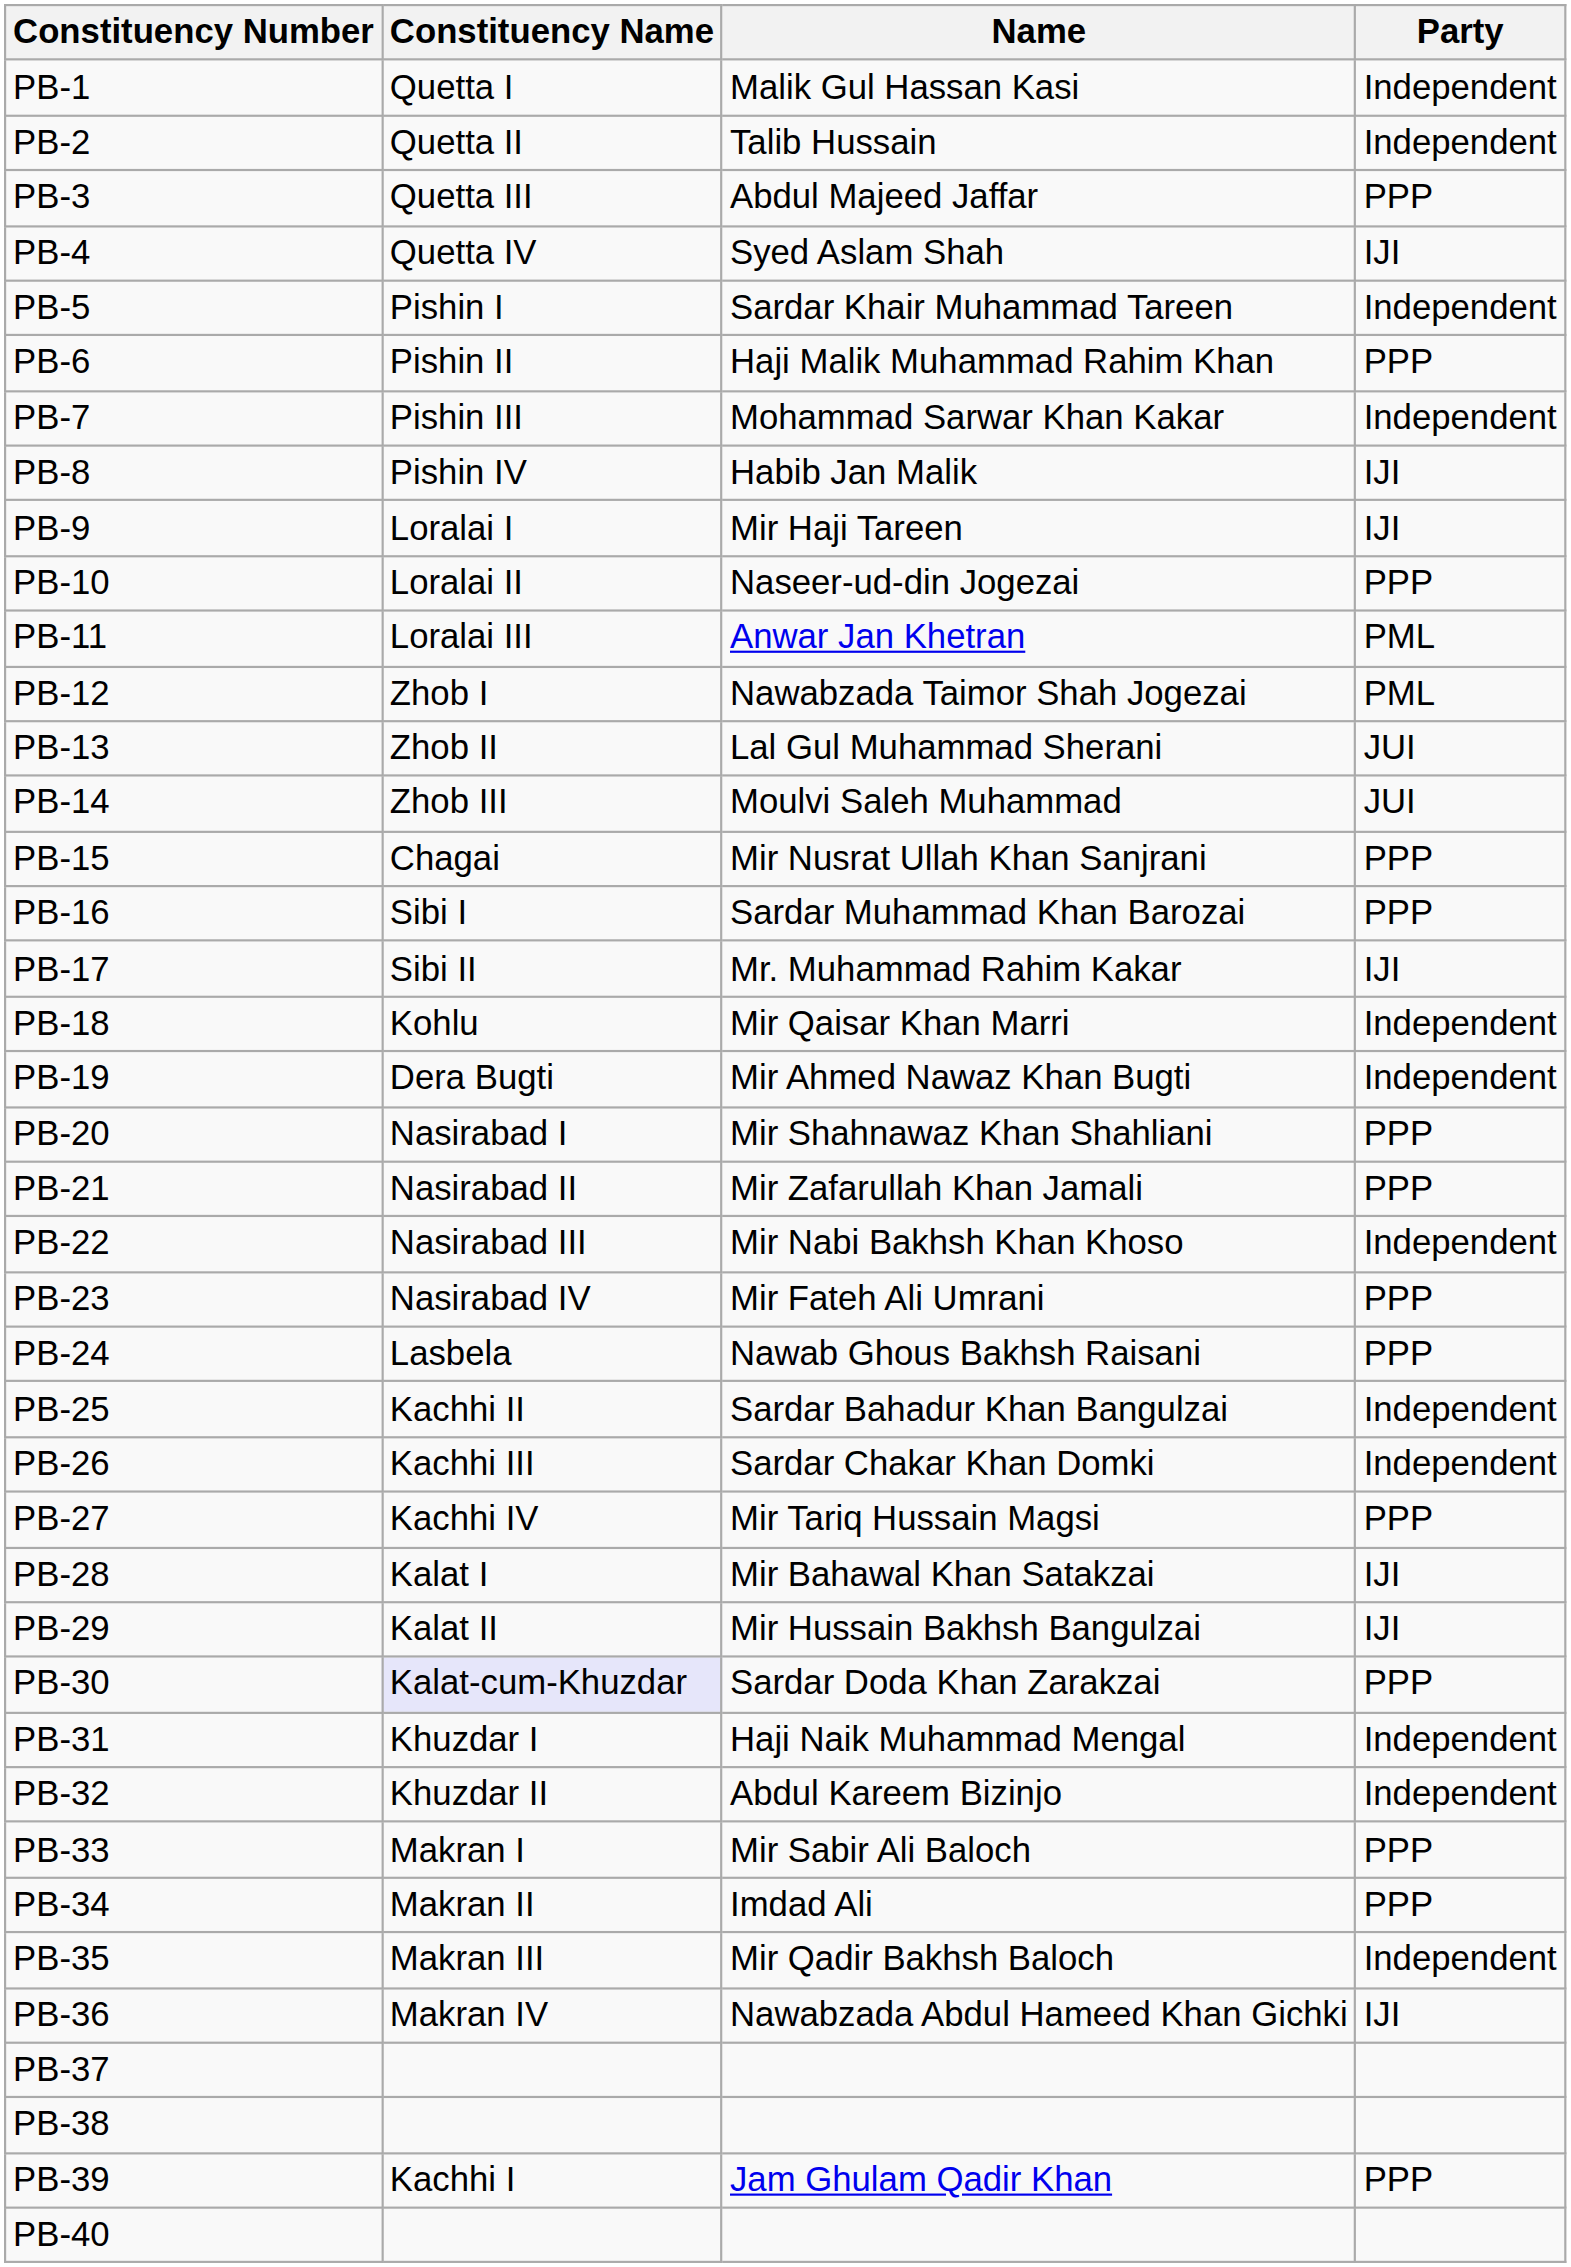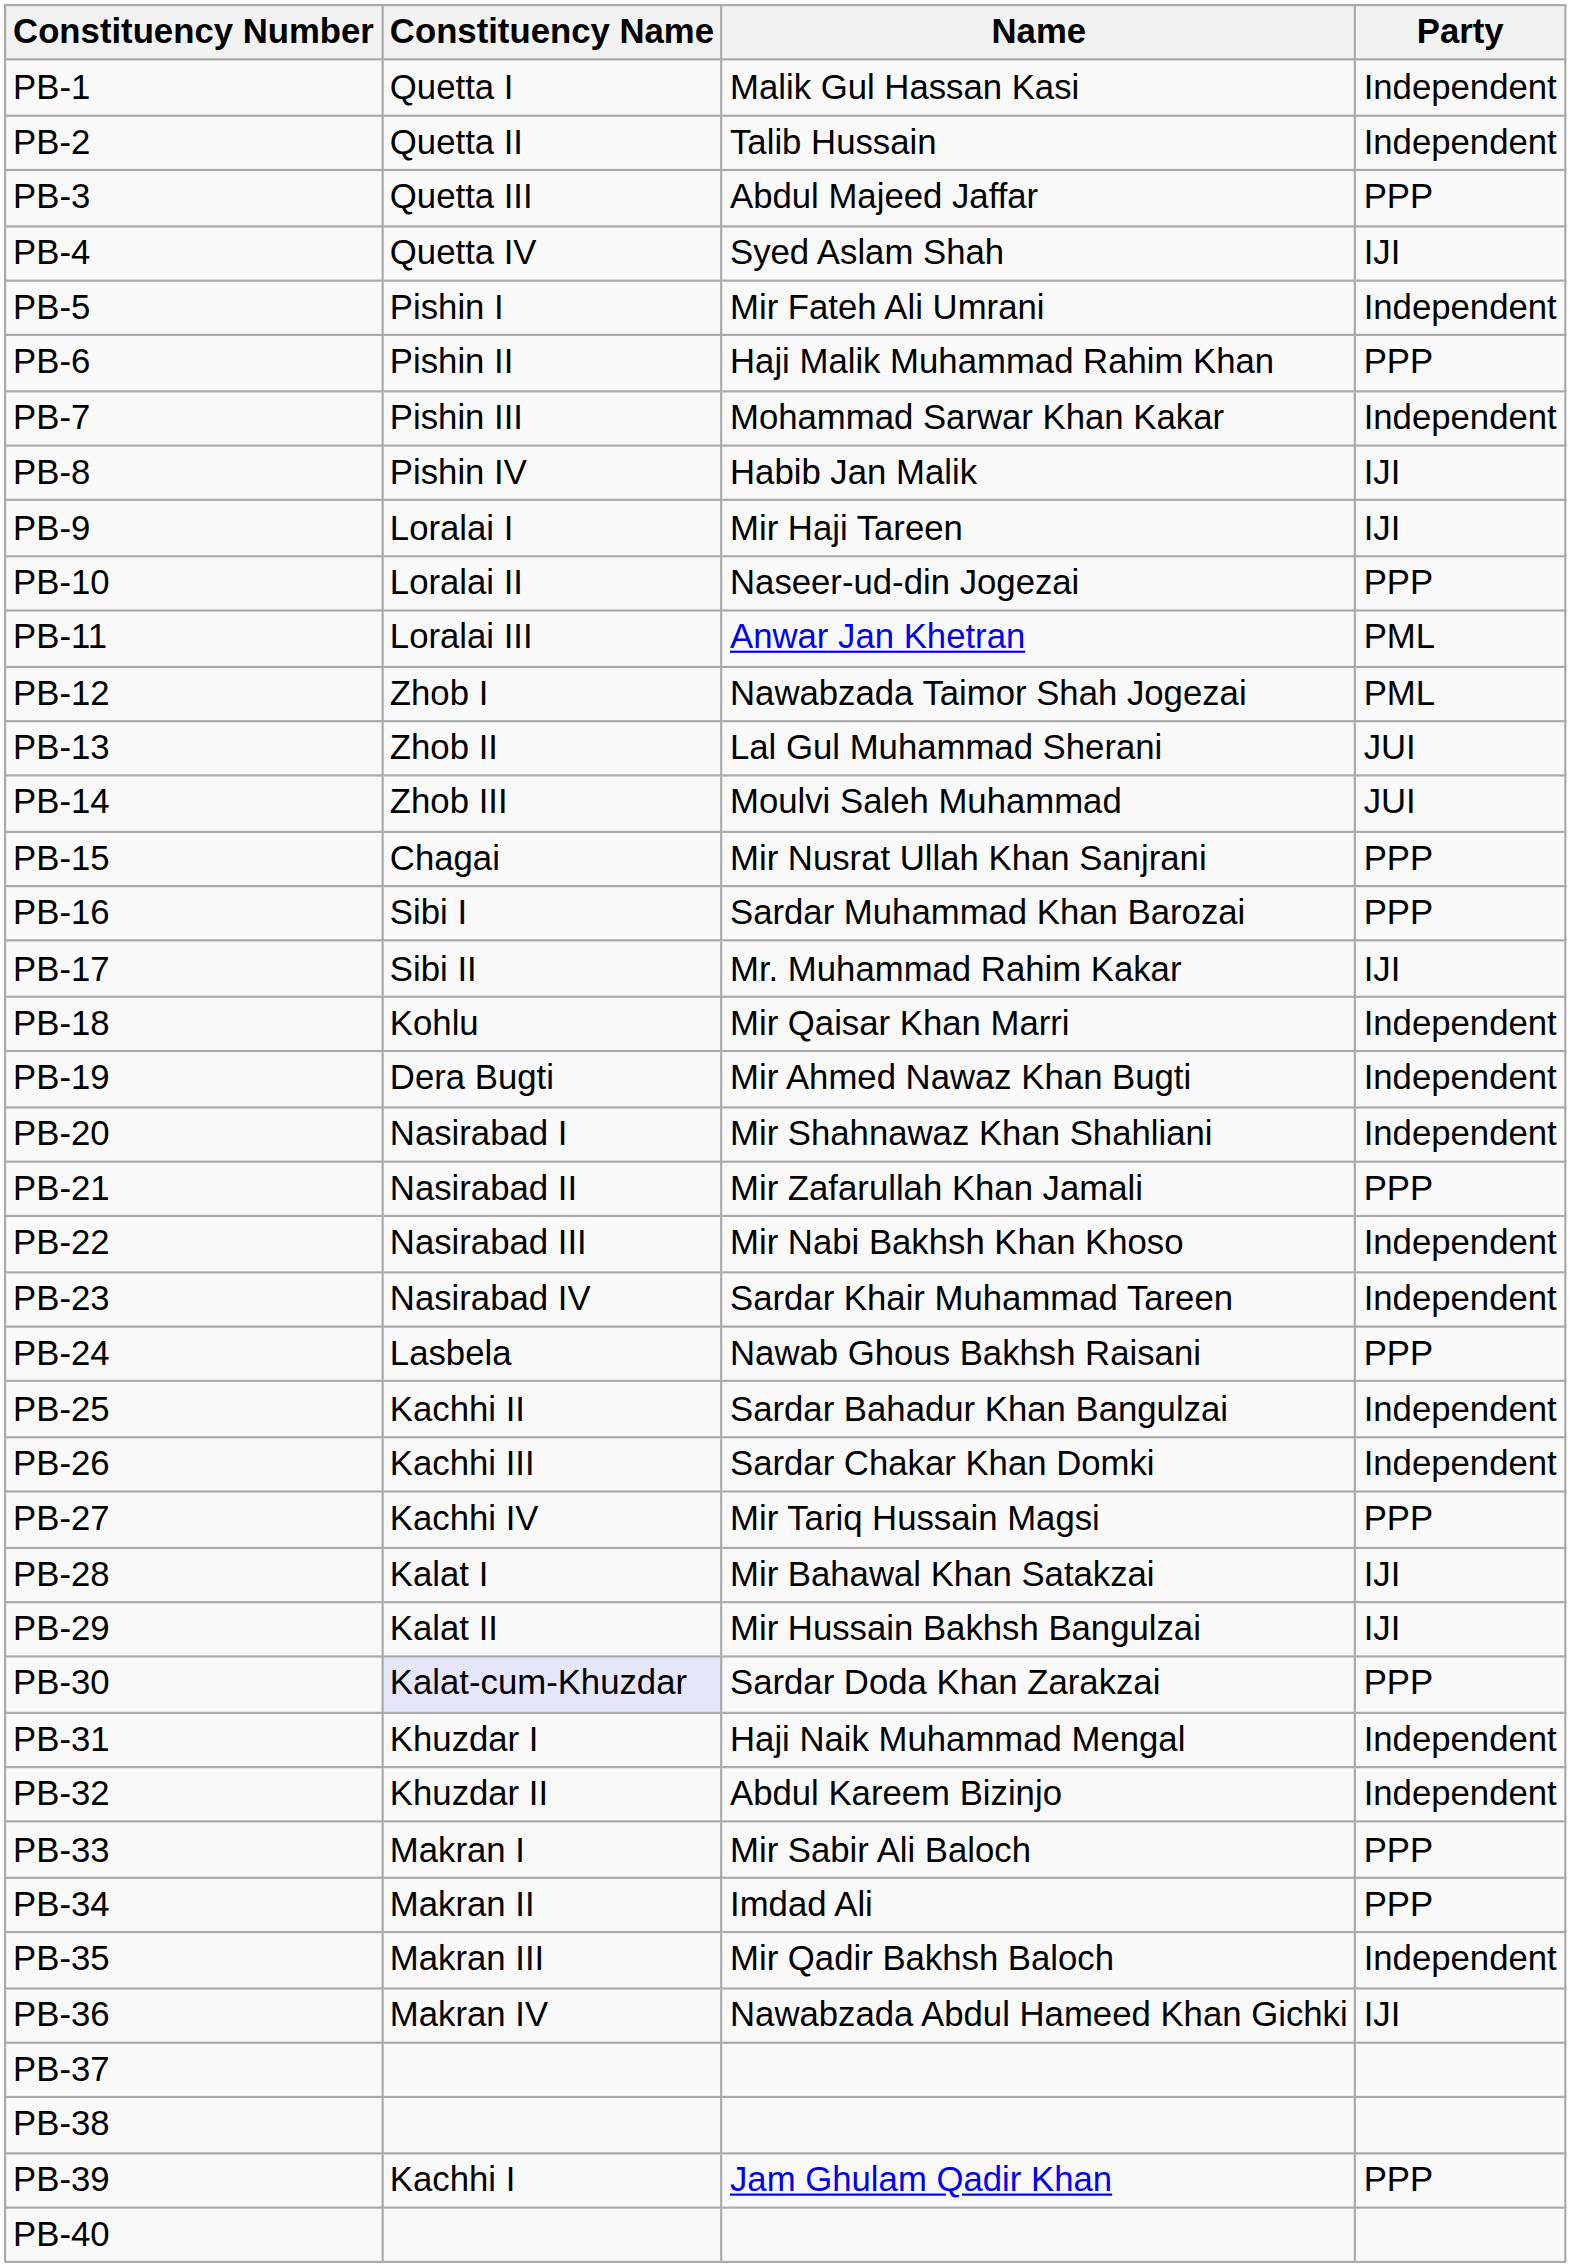(982, 307) Sardar Khair Muhammad Tareen -> (887, 307) Mir Fateh Ali Umrani
(1398, 1133) PPP -> (1460, 1133) Independent
(887, 1298) Mir Fateh Ali Umrani -> (982, 1298) Sardar Khair Muhammad Tareen
(1398, 1298) PPP -> (1460, 1298) Independent
